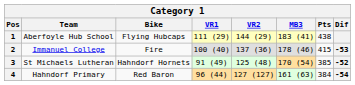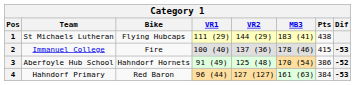(69, 37) Aberfoyle Hub School -> (69, 37) St Michaels Lutheran
(69, 62) St Michaels Lutheran -> (69, 62) Aberfoyle Hub School
(324, 62) 385 -> (324, 62) 386
(342, 75) -54 -> (342, 75) -53
